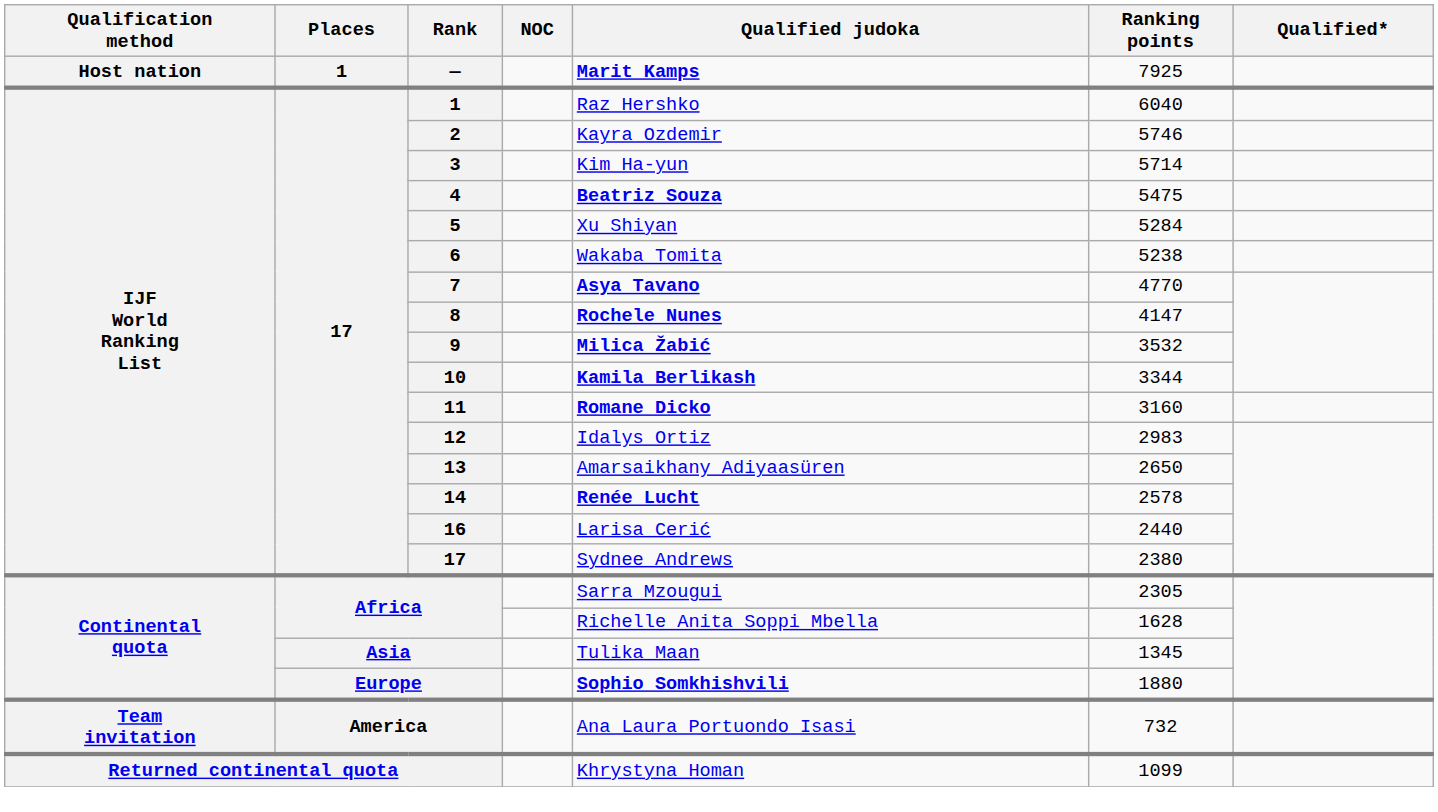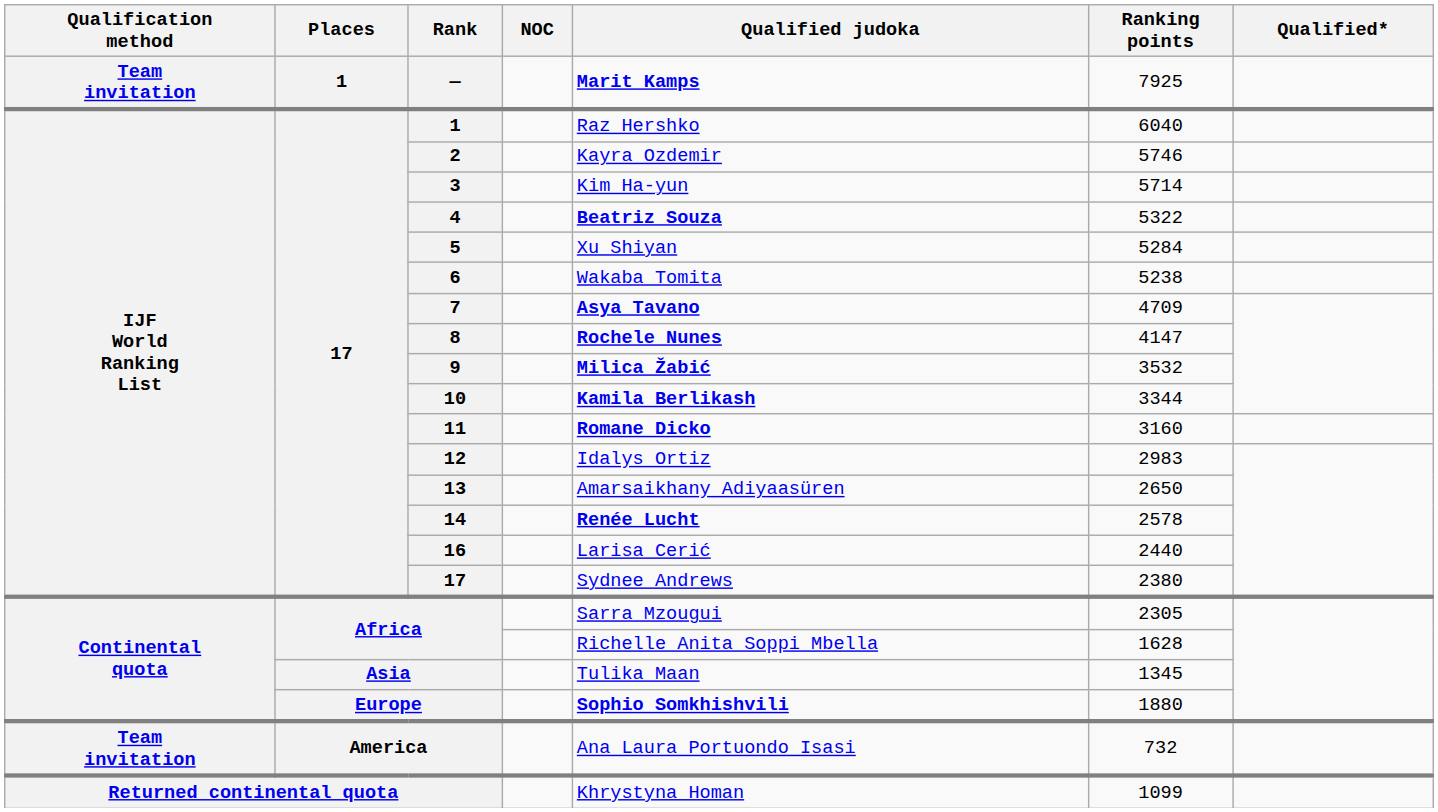(140, 72) Host nation -> (140, 82) Team invitation
(1161, 196) 5475 -> (1161, 217) 5322
(1161, 287) 4770 -> (1161, 308) 4709
